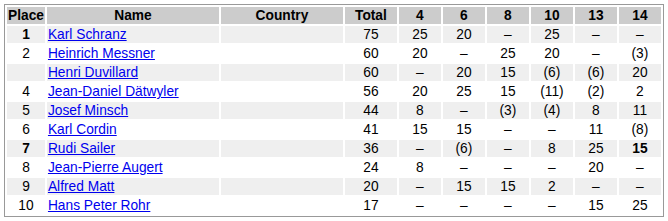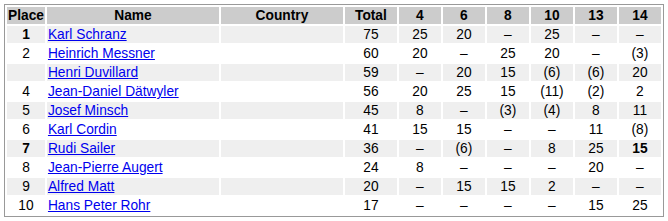(371, 72) 60 -> (371, 72) 59
(371, 110) 44 -> (371, 110) 45
